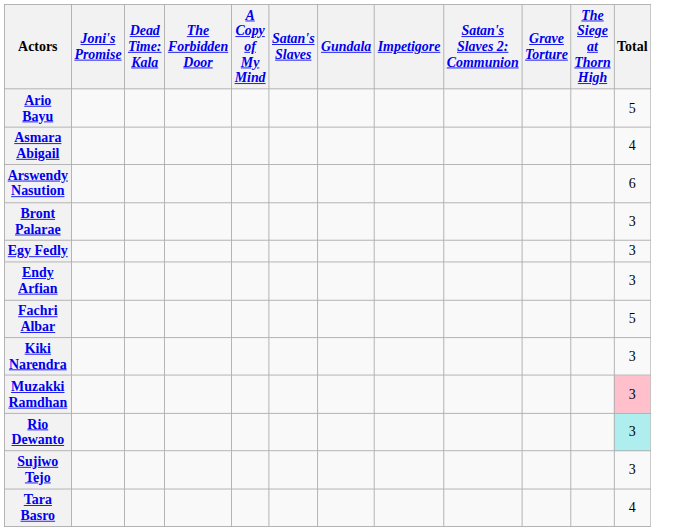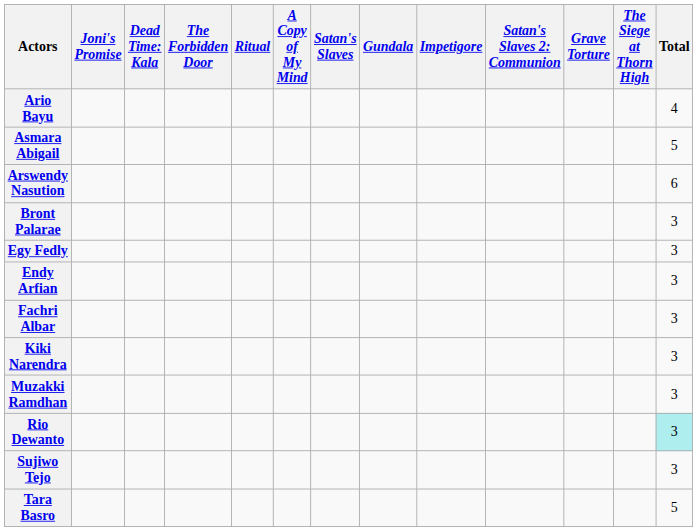+ column: (252, 46)
(632, 108) 5 -> (674, 108) 4
(632, 145) 4 -> (674, 145) 5
(632, 318) 5 -> (674, 318) 3
(632, 394) pink background -> (674, 394) no background
(632, 507) 4 -> (674, 507) 5
